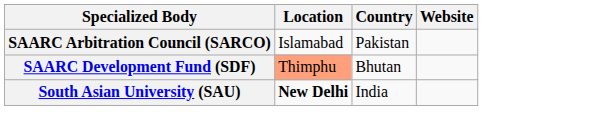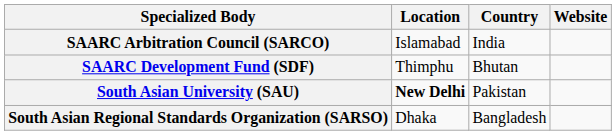(382, 42) Pakistan -> (489, 42) India
(307, 67) lightsalmon background -> (424, 67) no background
(372, 92) India -> (499, 92) Pakistan
+ row: (198, 117)
